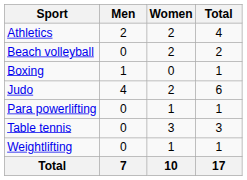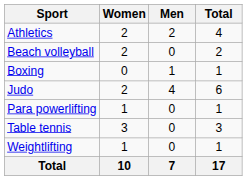columns swapped: (123, 14) <-> (171, 14)
